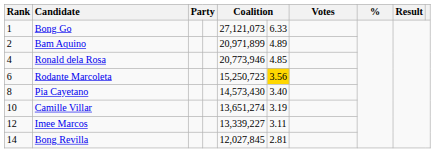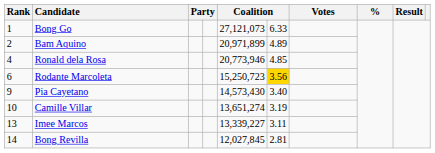(9, 92) 8 -> (9, 92) 9
(12, 124) 12 -> (12, 124) 13
